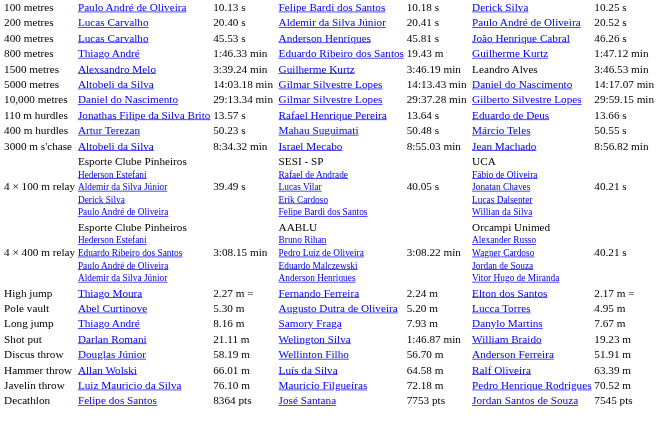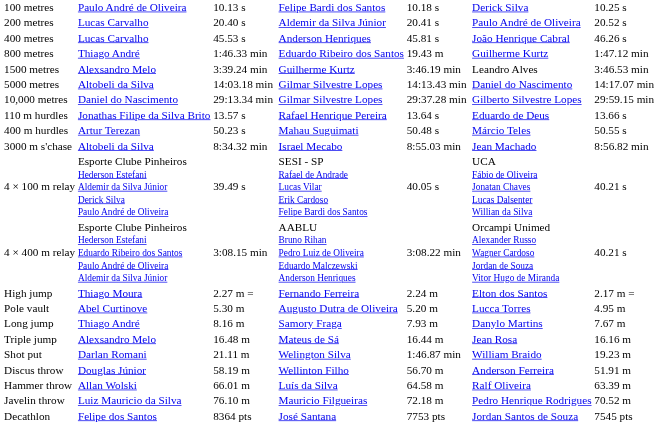+ row: (30, 339)
